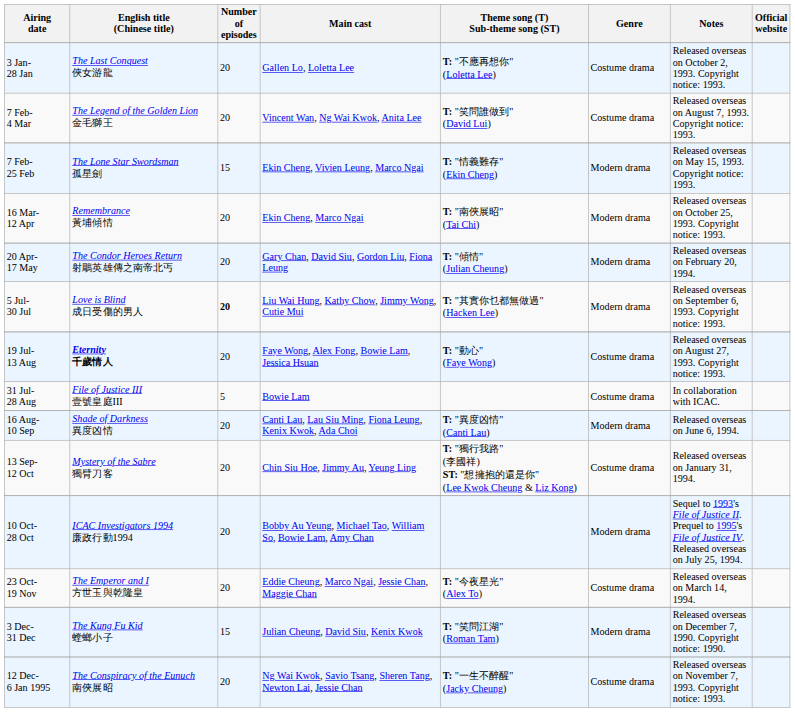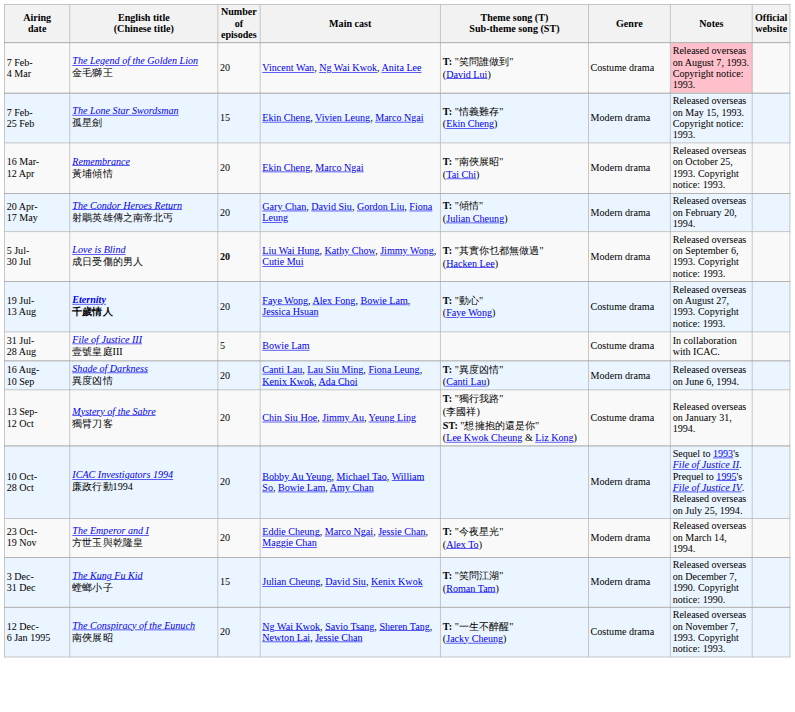- row: (20, 68)
(711, 118) no background -> (711, 68) pink background
(622, 587) Costume drama -> (620, 537) Modern drama
